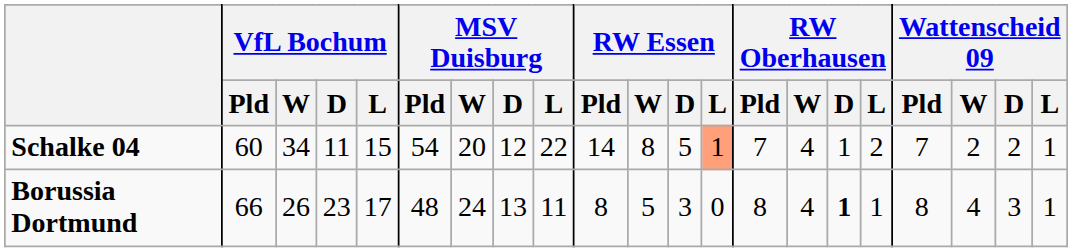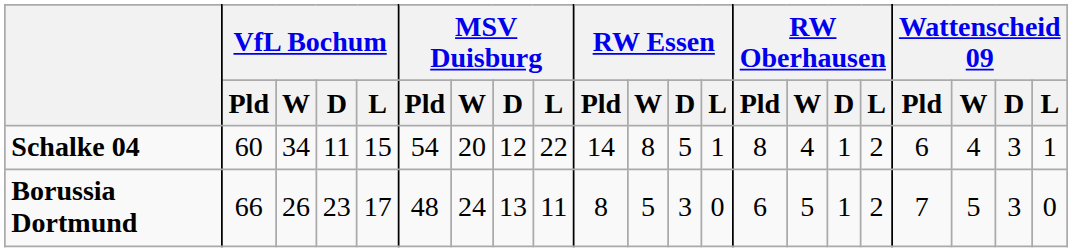(717, 147) lightsalmon background -> (717, 147) no background
(760, 147) 7 -> (760, 147) 8
(922, 147) 7 -> (922, 147) 6
(974, 147) 2 -> (974, 147) 4
(1014, 147) 2 -> (1014, 147) 3
(760, 207) 8 -> (760, 207) 6
(807, 207) 4 -> (807, 207) 5
(844, 207) bold -> (844, 207) normal
(877, 207) 1 -> (877, 207) 2
(922, 207) 8 -> (922, 207) 7
(974, 207) 4 -> (974, 207) 5
(1050, 207) 1 -> (1050, 207) 0
